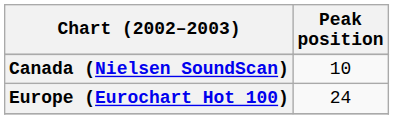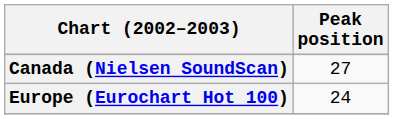(341, 69) 10 -> (341, 69) 27
